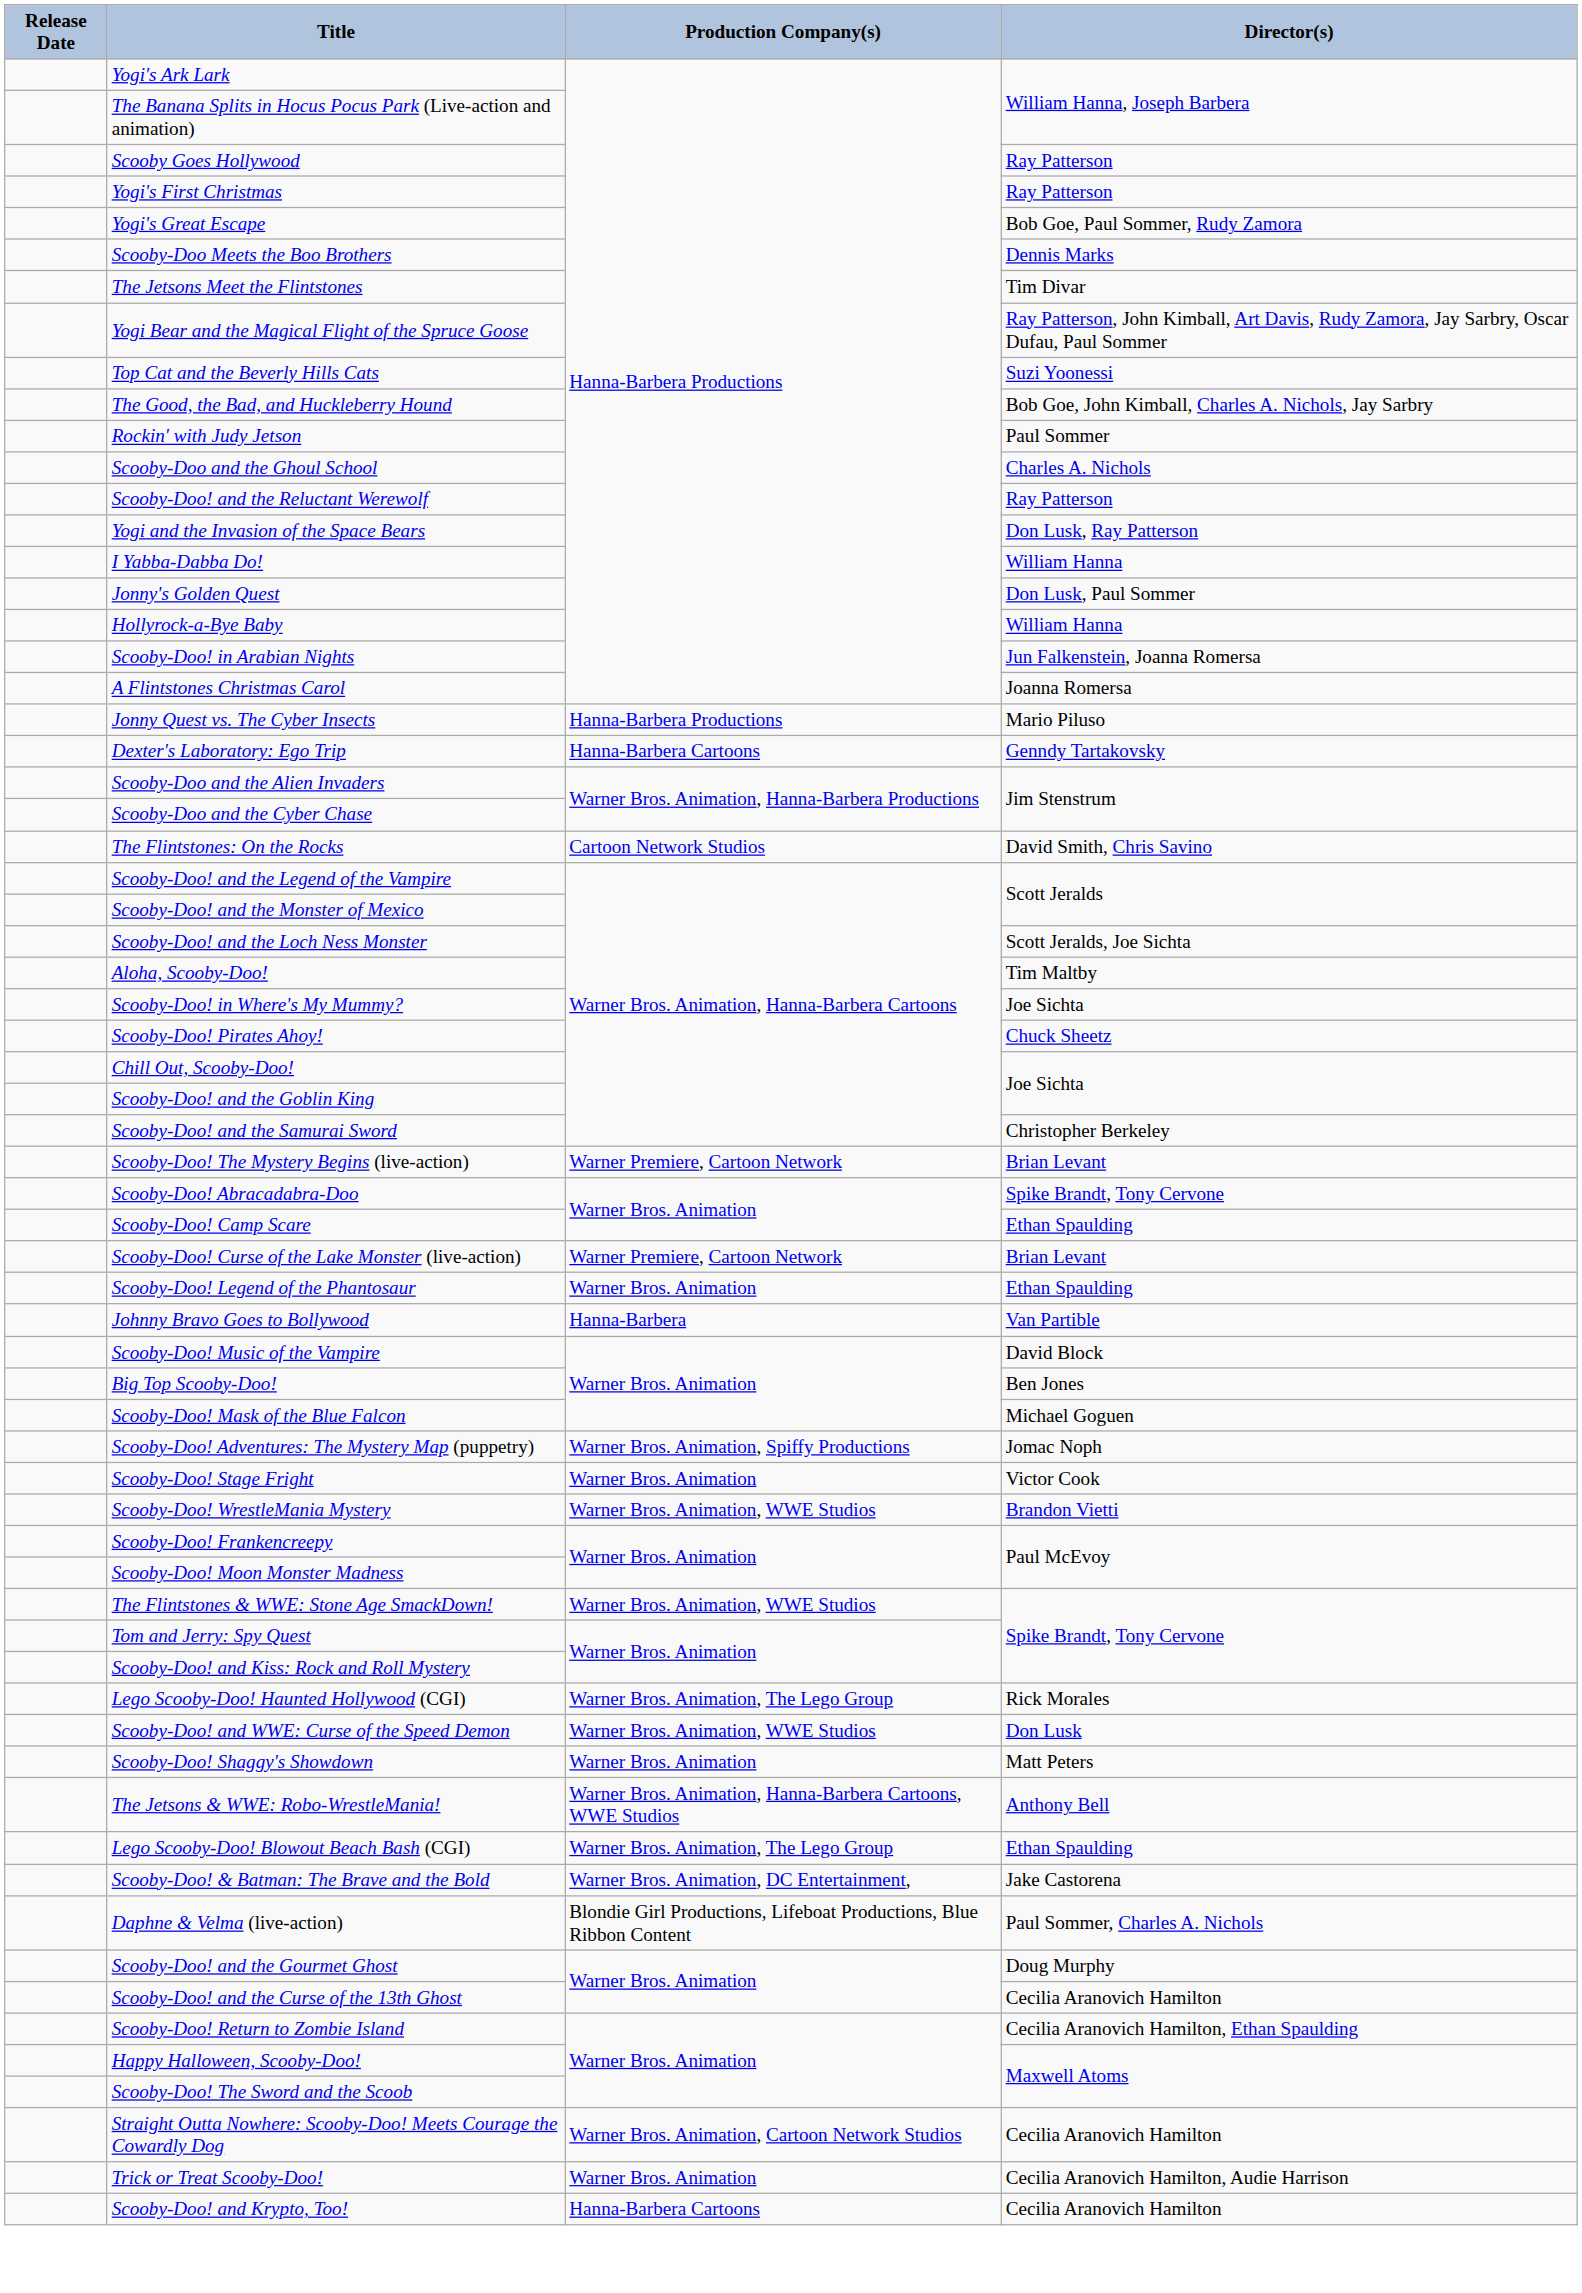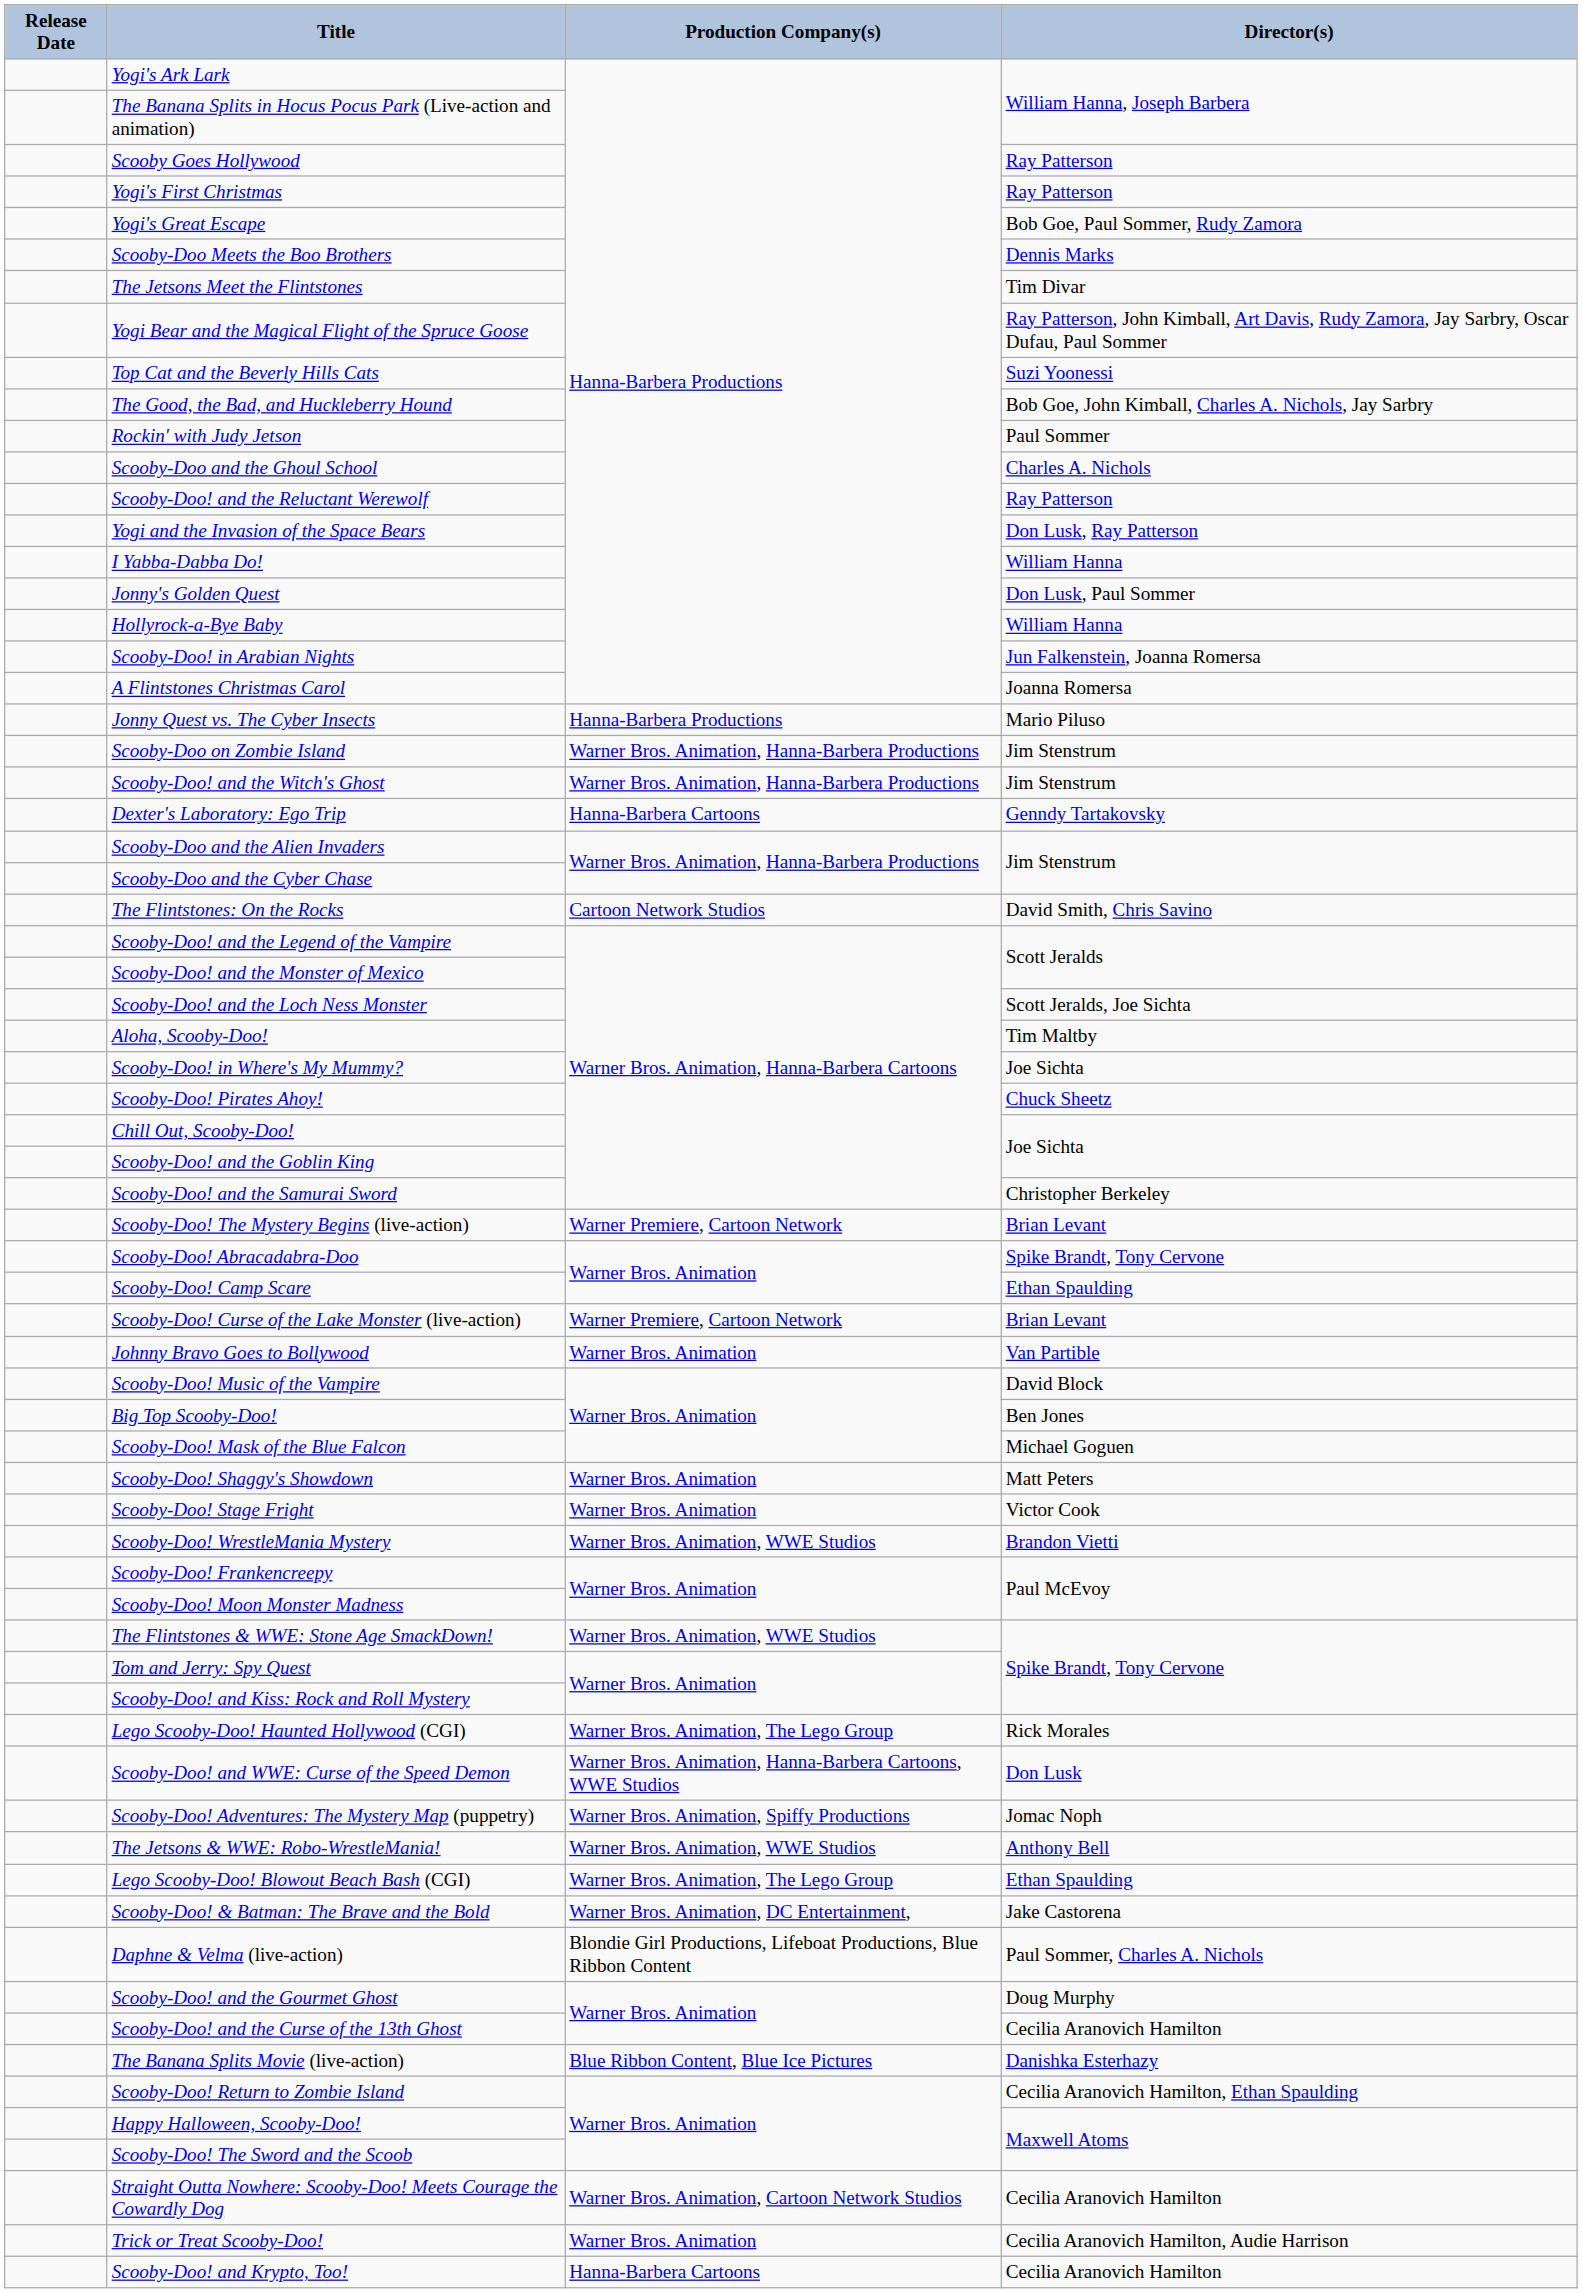+ row: (228, 751)
+ row: (248, 783)
- row: (264, 1288)
(628, 1320) Hanna-Barbera -> (663, 1351) Warner Bros. Animation
rows swapped: (323, 1446) <-> (242, 1762)
(722, 1730) Warner Bros. Animation, WWE Studios -> (765, 1773) Warner Bros. Animation, Hanna-Barbera Cartoons, WWE Studios
(765, 1805) Warner Bros. Animation, Hanna-Barbera Cartoons, WWE Studios -> (722, 1848) Warner Bros. Animation, WWE Studios
+ row: (258, 2060)
